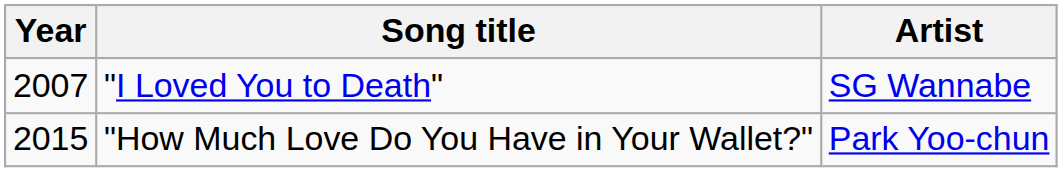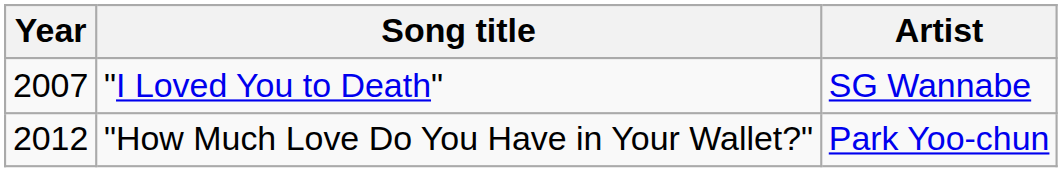(51, 138) 2015 -> (51, 138) 2012
